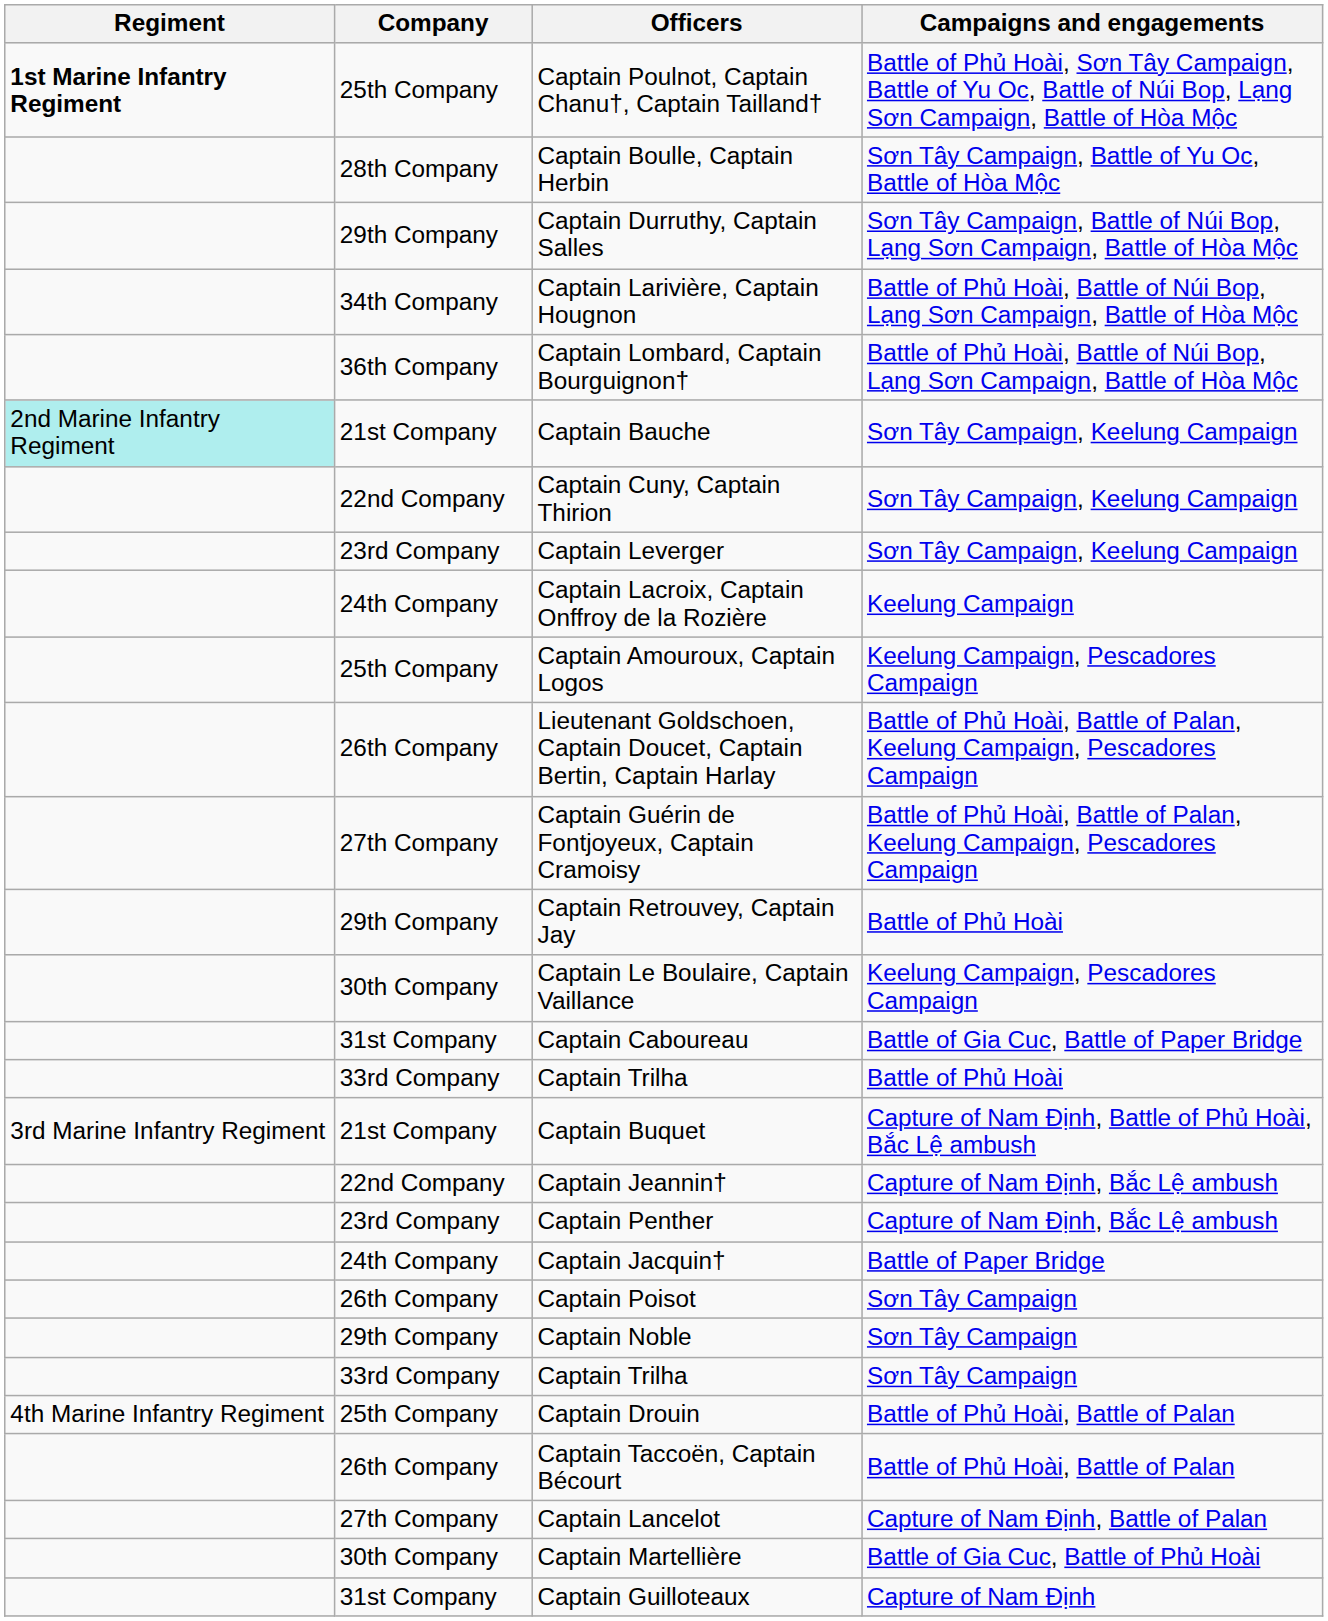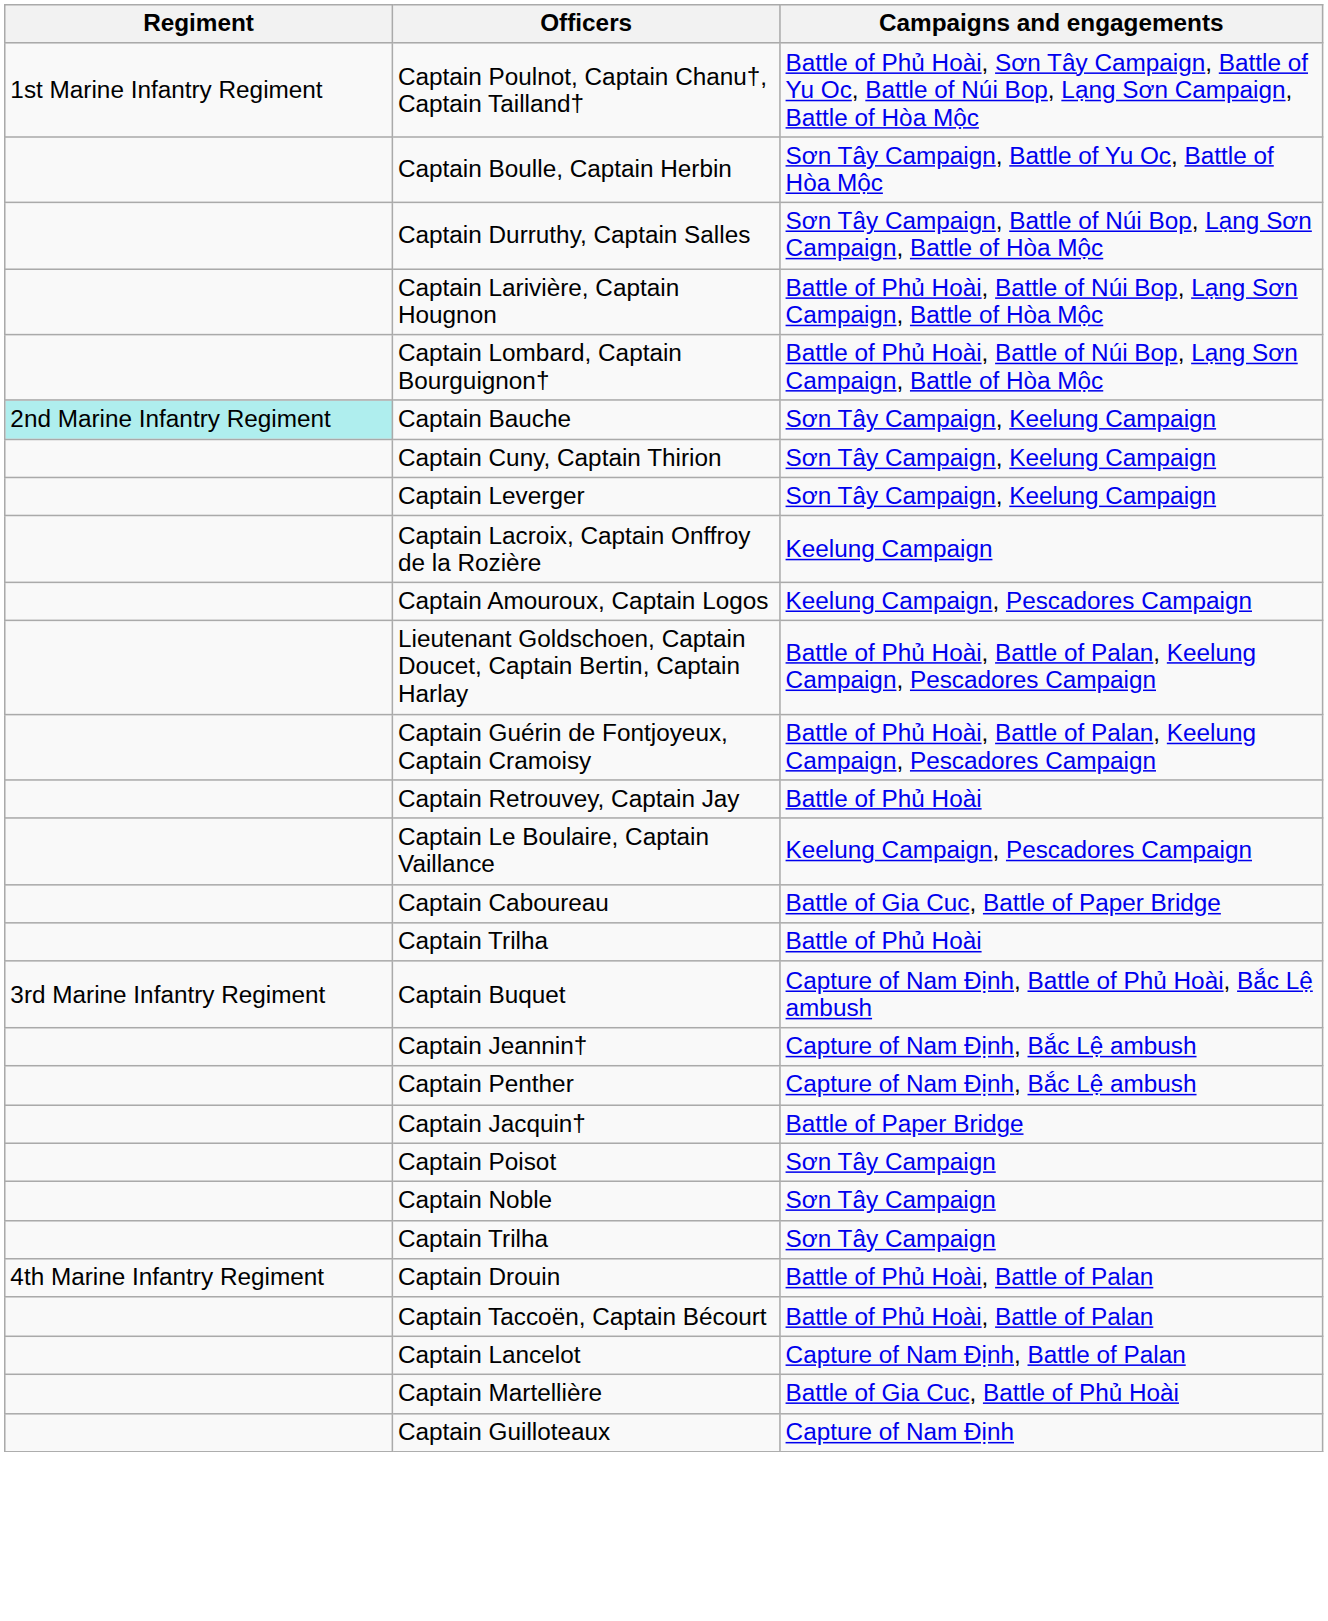- column: (433, 23)
(118, 89) bold -> (166, 89) normal
